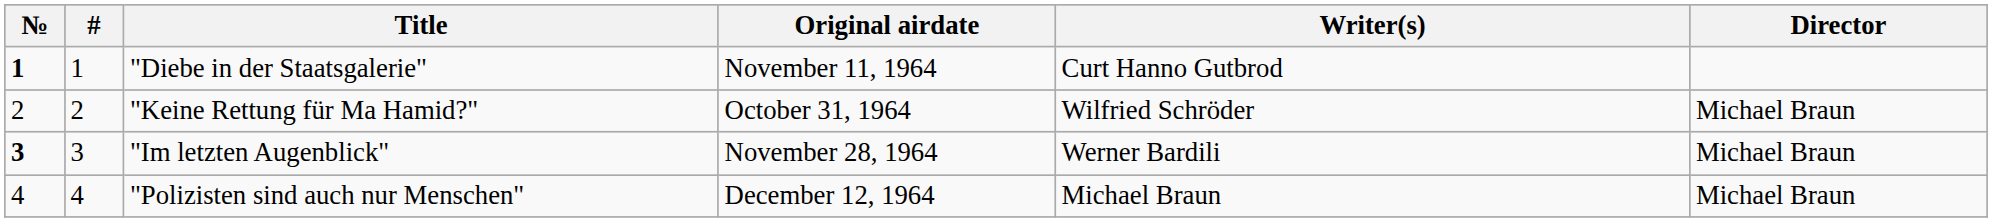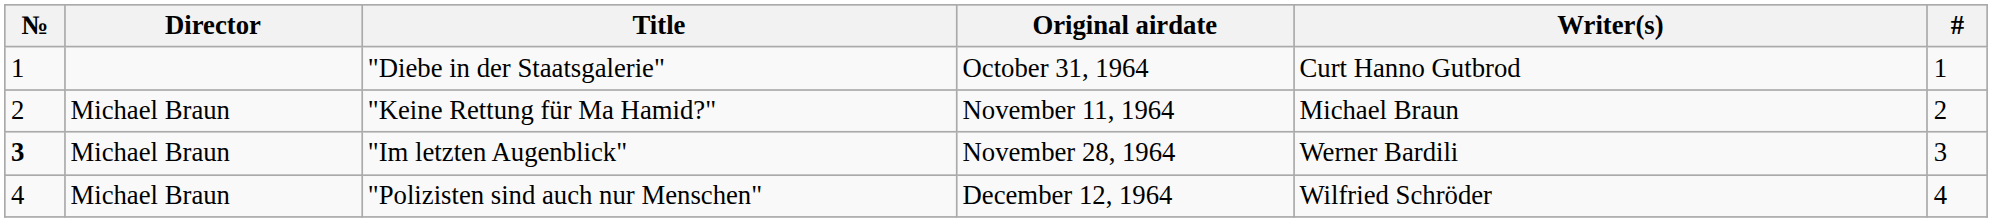columns swapped: (94, 25) <-> (1838, 25)
(18, 68) bold -> (18, 68) normal
(831, 68) November 11, 1964 -> (1056, 68) October 31, 1964
(818, 110) October 31, 1964 -> (1068, 110) November 11, 1964
(1158, 110) Wilfried Schröder -> (1379, 110) Michael Braun
(1141, 195) Michael Braun -> (1396, 195) Wilfried Schröder
